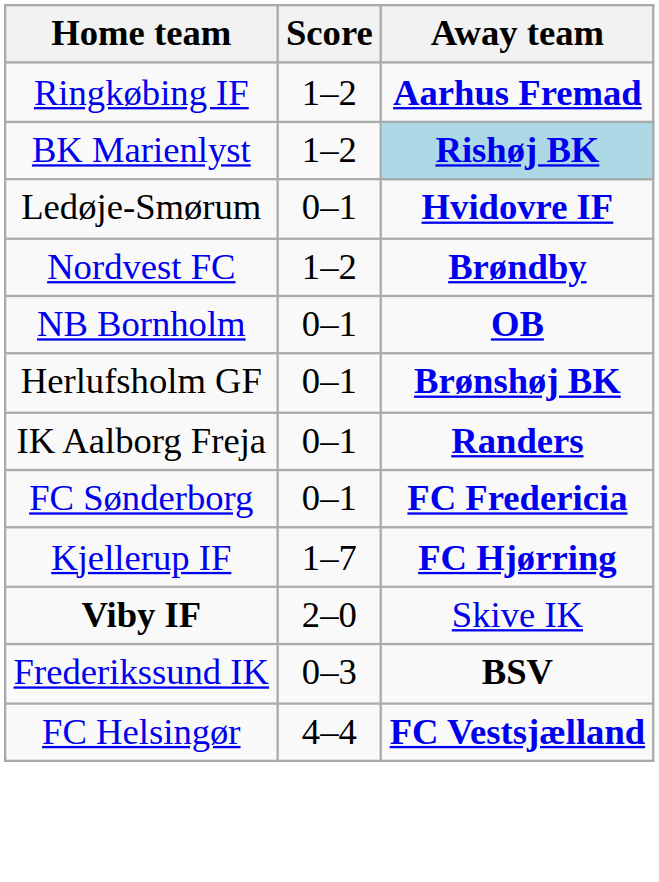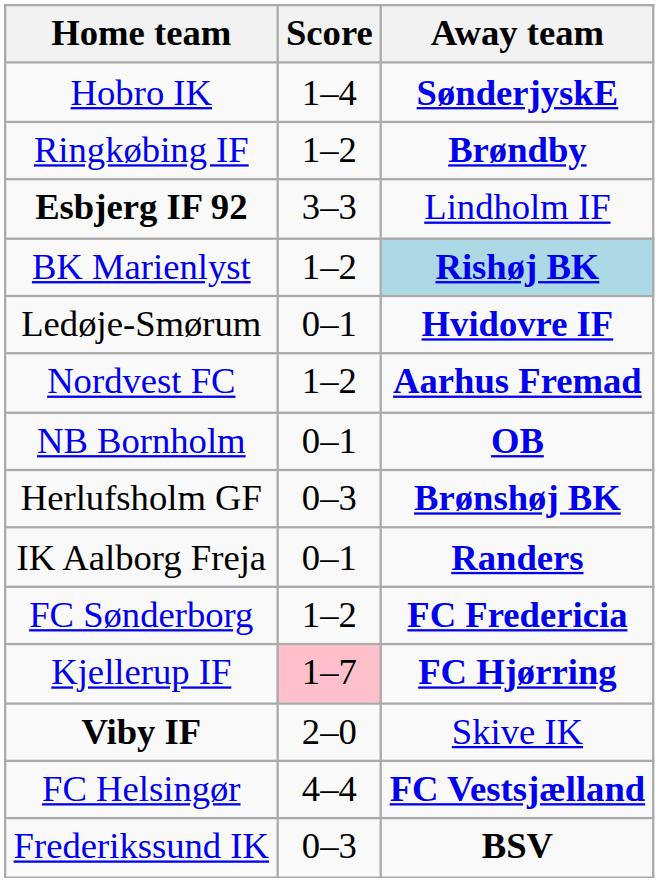+ row: (141, 91)
(517, 91) Aarhus Fremad -> (517, 149) Brøndby
+ row: (141, 207)
(517, 265) Brøndby -> (517, 382) Aarhus Fremad
(329, 382) 0–1 -> (329, 498) 0–3
(329, 498) 0–1 -> (329, 614) 1–2
(329, 556) no background -> (329, 672) pink background
rows swapped: (141, 730) <-> (141, 672)
